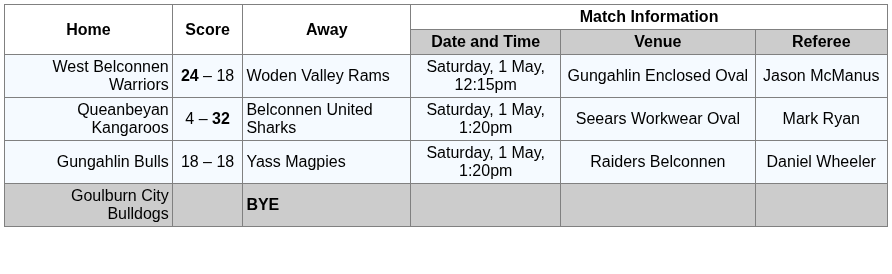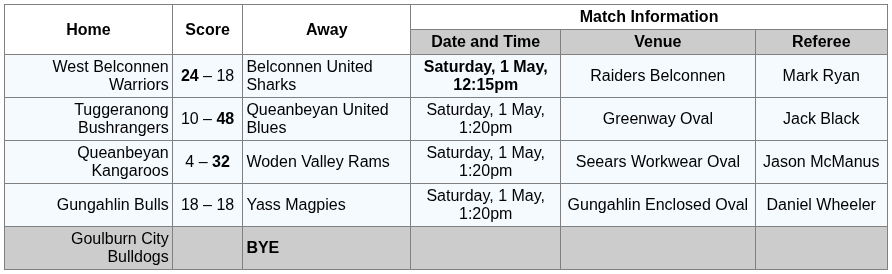(318, 76) Woden Valley Rams -> (310, 76) Belconnen United Sharks
(486, 76) normal -> (486, 76) bold
(658, 76) Gungahlin Enclosed Oval -> (658, 76) Raiders Belconnen
(821, 76) Jason McManus -> (821, 76) Mark Ryan
+ row: (121, 118)
(310, 118) Belconnen United Sharks -> (318, 162) Woden Valley Rams
(821, 118) Mark Ryan -> (821, 162) Jason McManus
(658, 162) Raiders Belconnen -> (658, 204) Gungahlin Enclosed Oval
